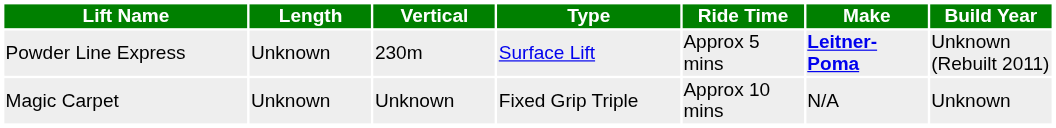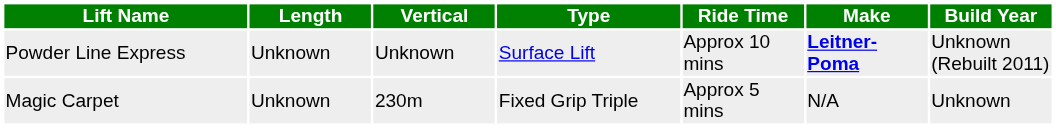(399, 53) 230m -> (415, 53) Unknown
(722, 53) Approx 5 mins -> (727, 53) Approx 10 mins
(415, 100) Unknown -> (399, 100) 230m
(727, 100) Approx 10 mins -> (722, 100) Approx 5 mins
